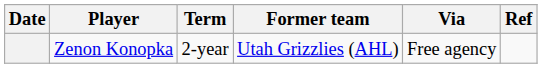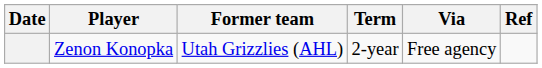columns swapped: (318, 19) <-> (205, 19)
